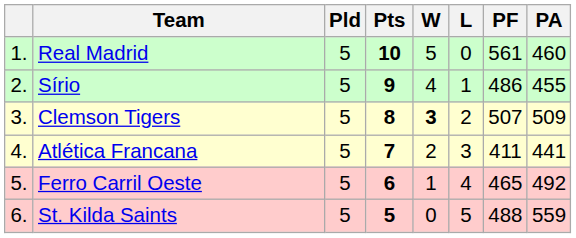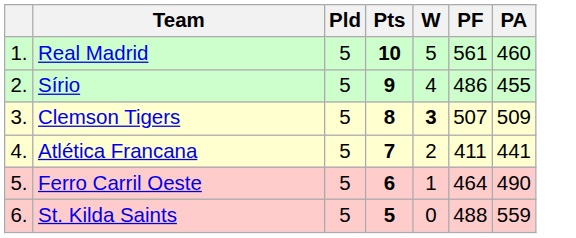- column: (466, 20)
(505, 183) 465 -> (470, 183) 464
(549, 183) 492 -> (514, 183) 490
